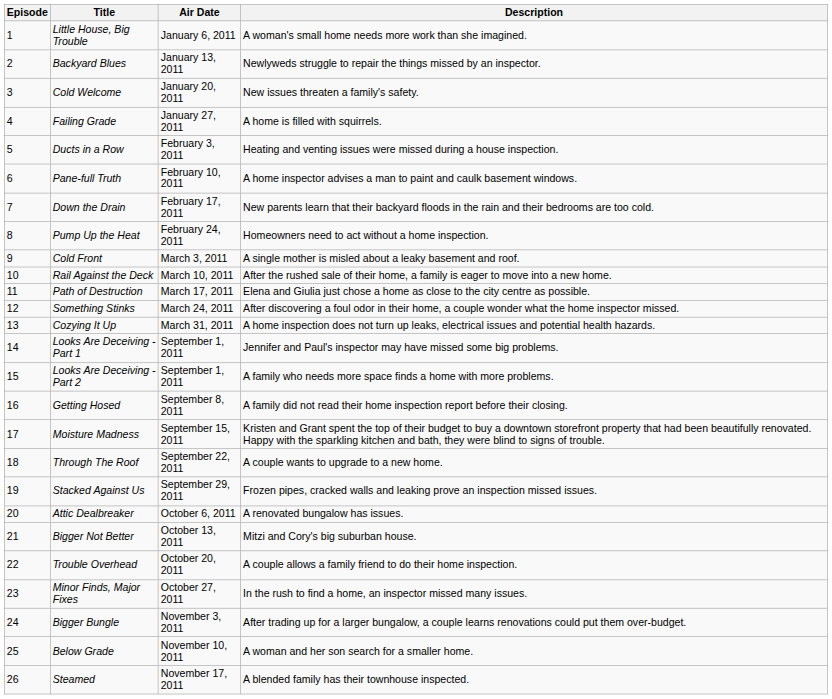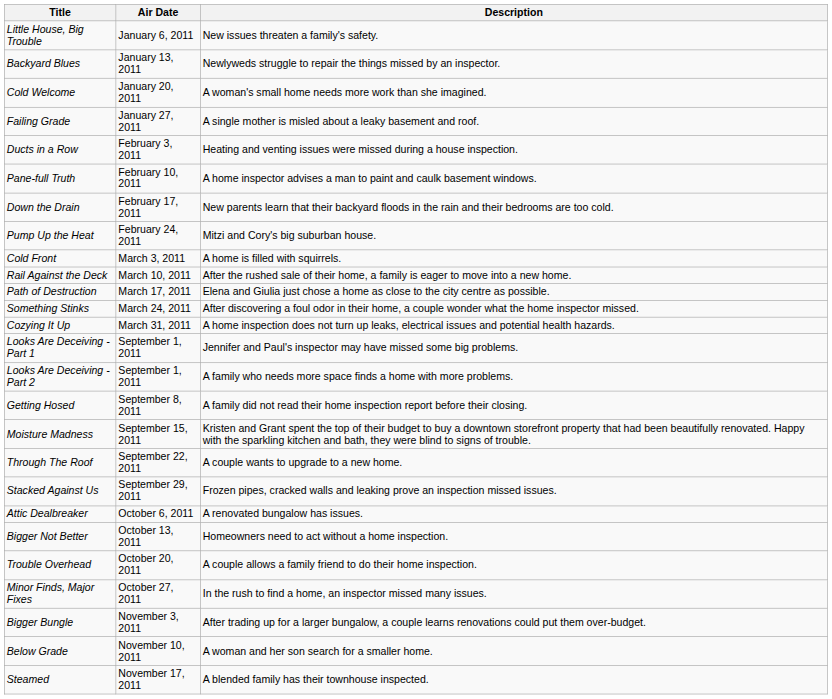- column: (27, 12)
(385, 35) A woman's small home needs more work than she imagined. -> (290, 35) New issues threaten a family's safety.
(331, 92) New issues threaten a family's safety. -> (345, 92) A woman's small home needs more work than she imagined.
(312, 121) A home is filled with squirrels. -> (341, 121) A single mother is misled about a leaky basement and roof.
(366, 235) Homeowners need to act without a home inspection. -> (289, 235) Mitzi and Cory's big suburban house.
(381, 258) A single mother is misled about a leaky basement and roof. -> (272, 258) A home is filled with squirrels.
(330, 536) Mitzi and Cory's big suburban house. -> (325, 536) Homeowners need to act without a home inspection.
